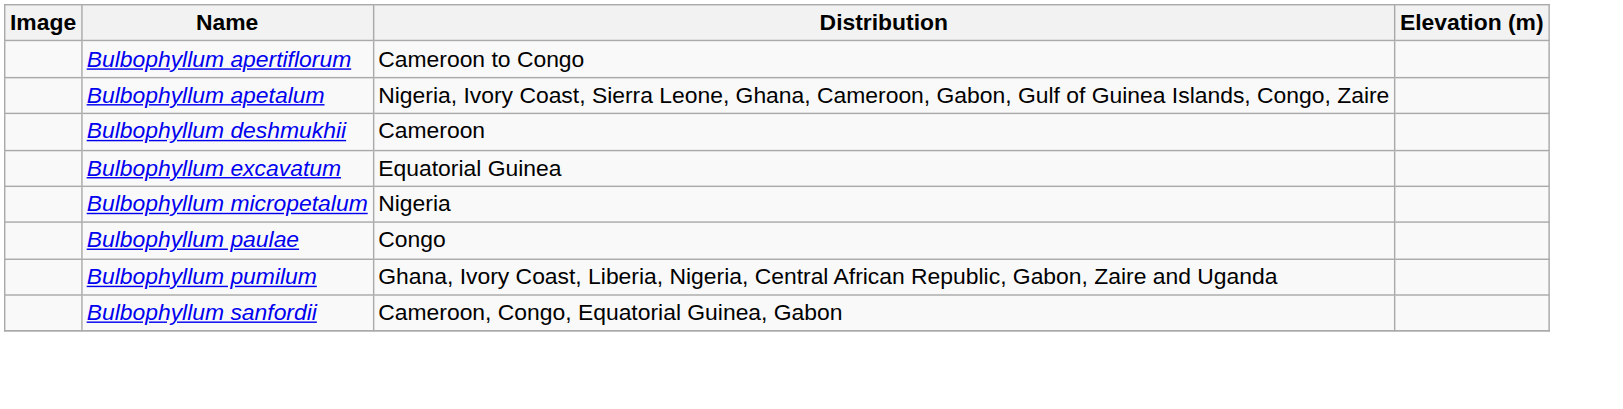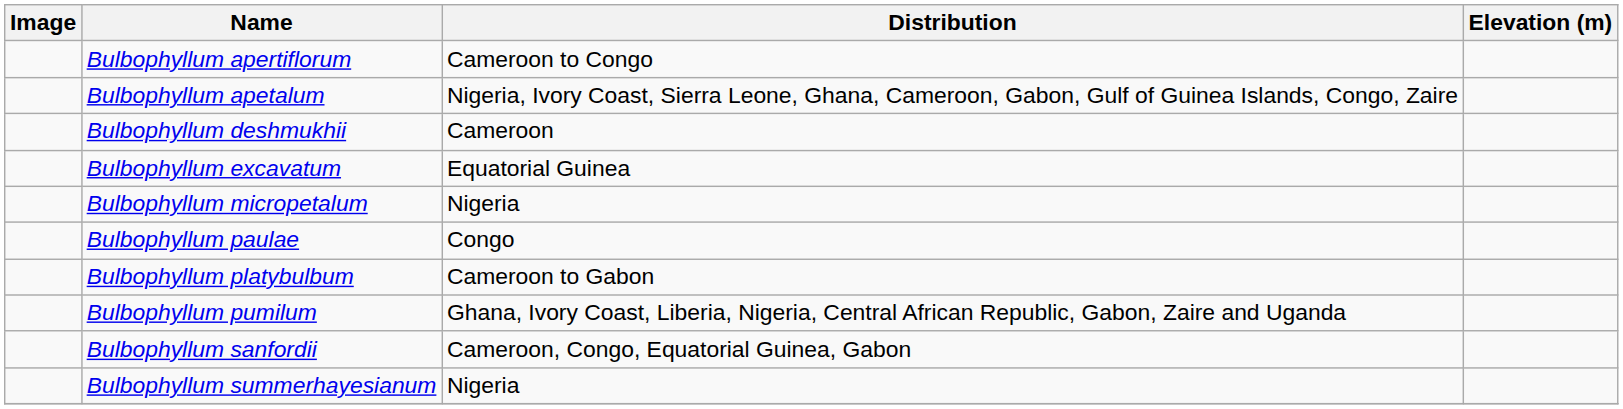+ row: (220, 276)
+ row: (262, 385)
